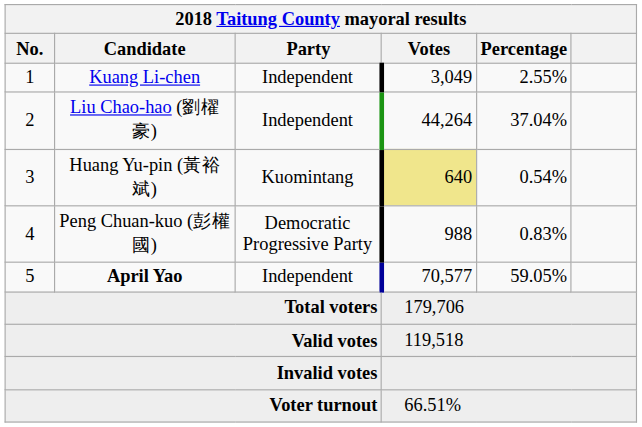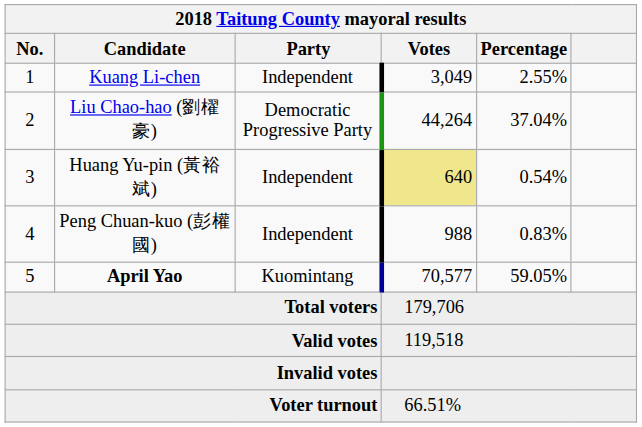(308, 120) Independent -> (308, 120) Democratic Progressive Party
(308, 177) Kuomintang -> (308, 177) Independent
(308, 233) Democratic Progressive Party -> (308, 233) Independent
(308, 276) Independent -> (308, 276) Kuomintang
